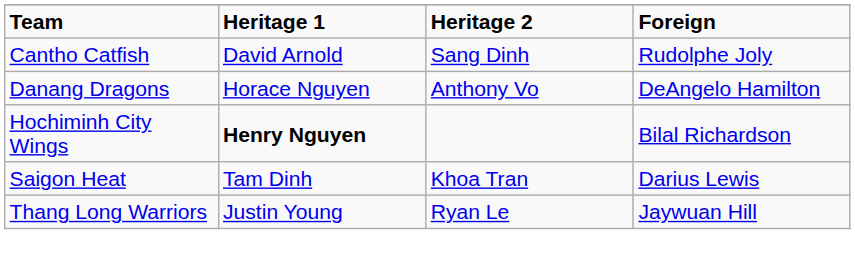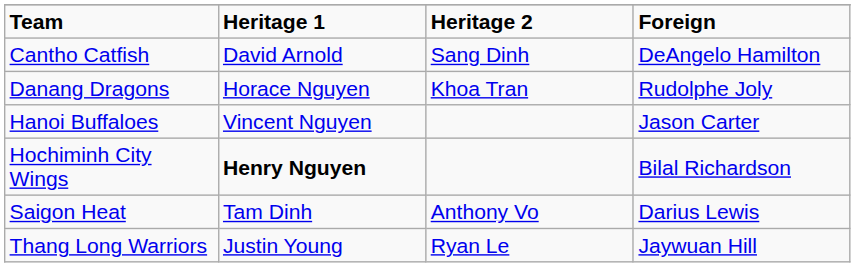(705, 55) Rudolphe Joly -> (729, 55) DeAngelo Hamilton
(485, 88) Anthony Vo -> (479, 88) Khoa Tran
(729, 88) DeAngelo Hamilton -> (705, 88) Rudolphe Joly
+ row: (84, 122)
(479, 179) Khoa Tran -> (485, 212) Anthony Vo
